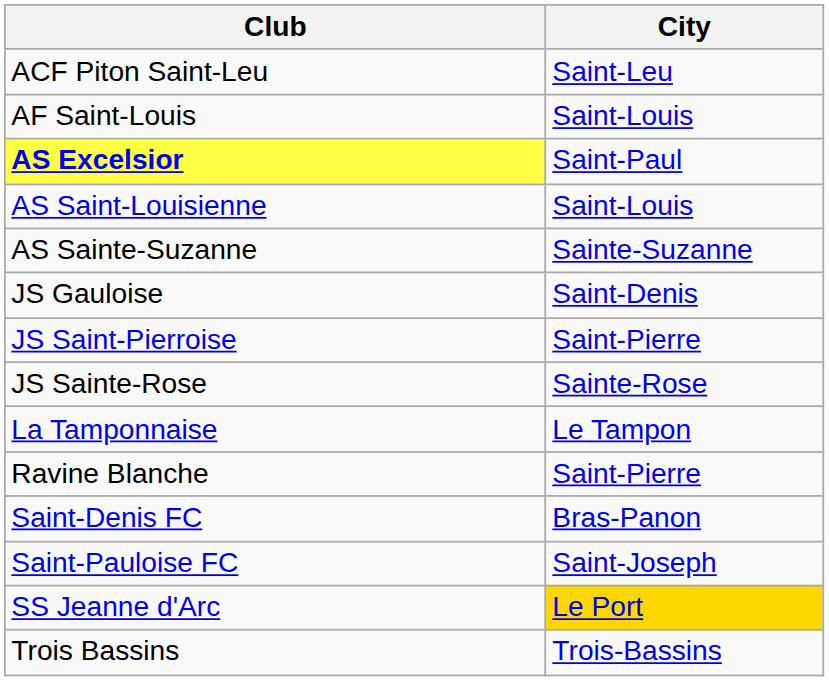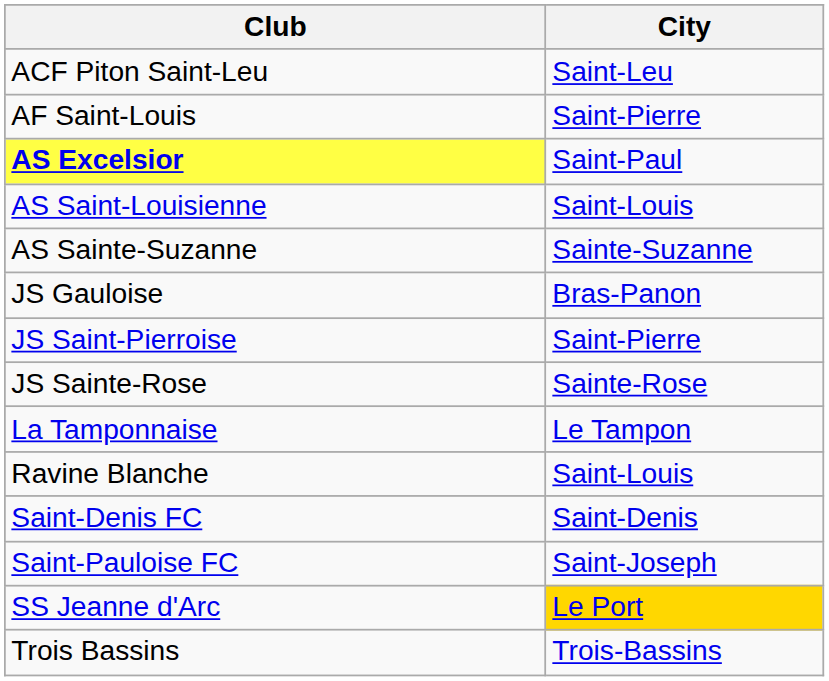(623, 116) Saint-Louis -> (627, 116) Saint-Pierre
(625, 294) Saint-Denis -> (627, 294) Bras-Panon
(627, 473) Saint-Pierre -> (623, 473) Saint-Louis
(627, 518) Bras-Panon -> (625, 518) Saint-Denis
